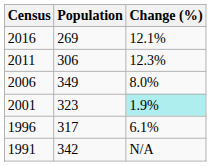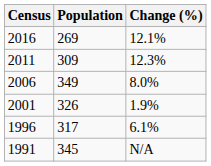(68, 60) 306 -> (68, 60) 309
(68, 104) 323 -> (68, 104) 326
(144, 104) paleturquoise background -> (144, 104) no background
(68, 149) 342 -> (68, 149) 345
